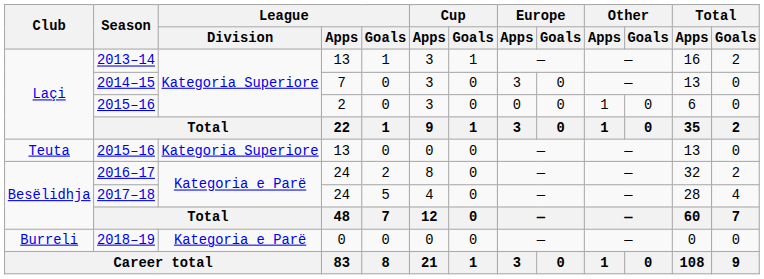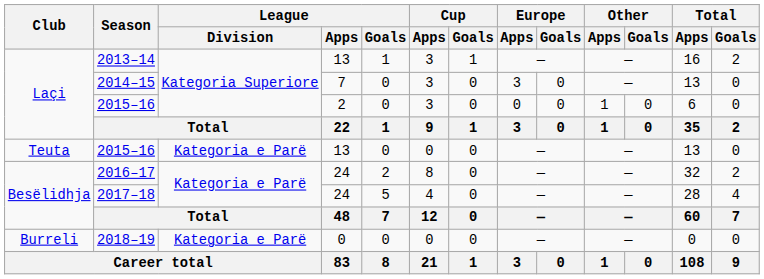(240, 151) Kategoria Superiore -> (240, 151) Kategoria e Parë
